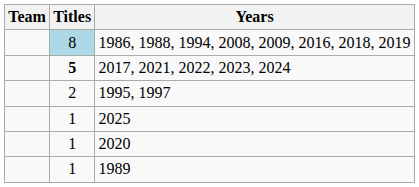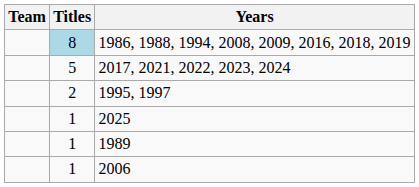(72, 67) bold -> (72, 67) normal
- row: (115, 144)
+ row: (115, 169)
